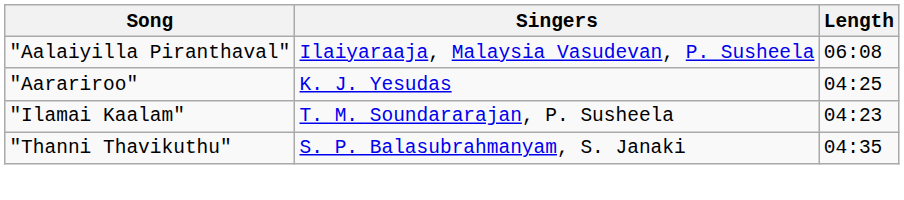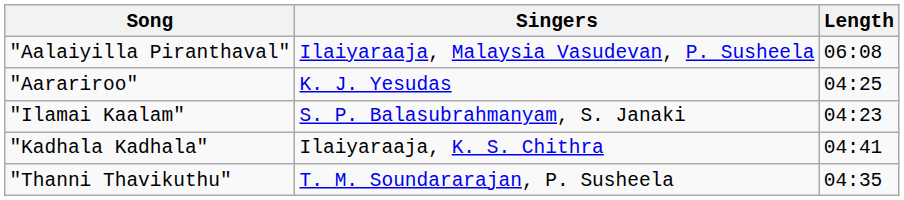(487, 116) T. M. Soundararajan, P. Susheela -> (493, 116) S. P. Balasubrahmanyam, S. Janaki
+ row: (109, 148)
(493, 148) S. P. Balasubrahmanyam, S. Janaki -> (487, 180) T. M. Soundararajan, P. Susheela
